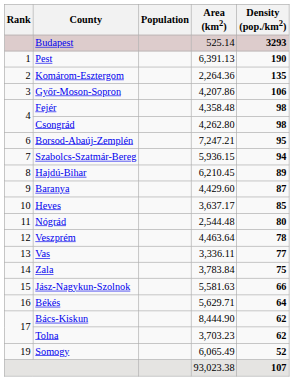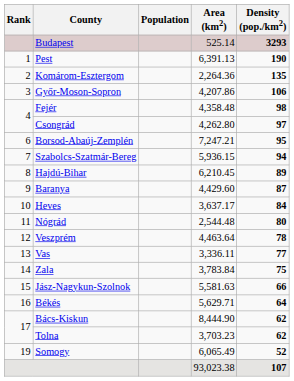(281, 124) 98 -> (281, 124) 97
(281, 205) 85 -> (281, 205) 84
